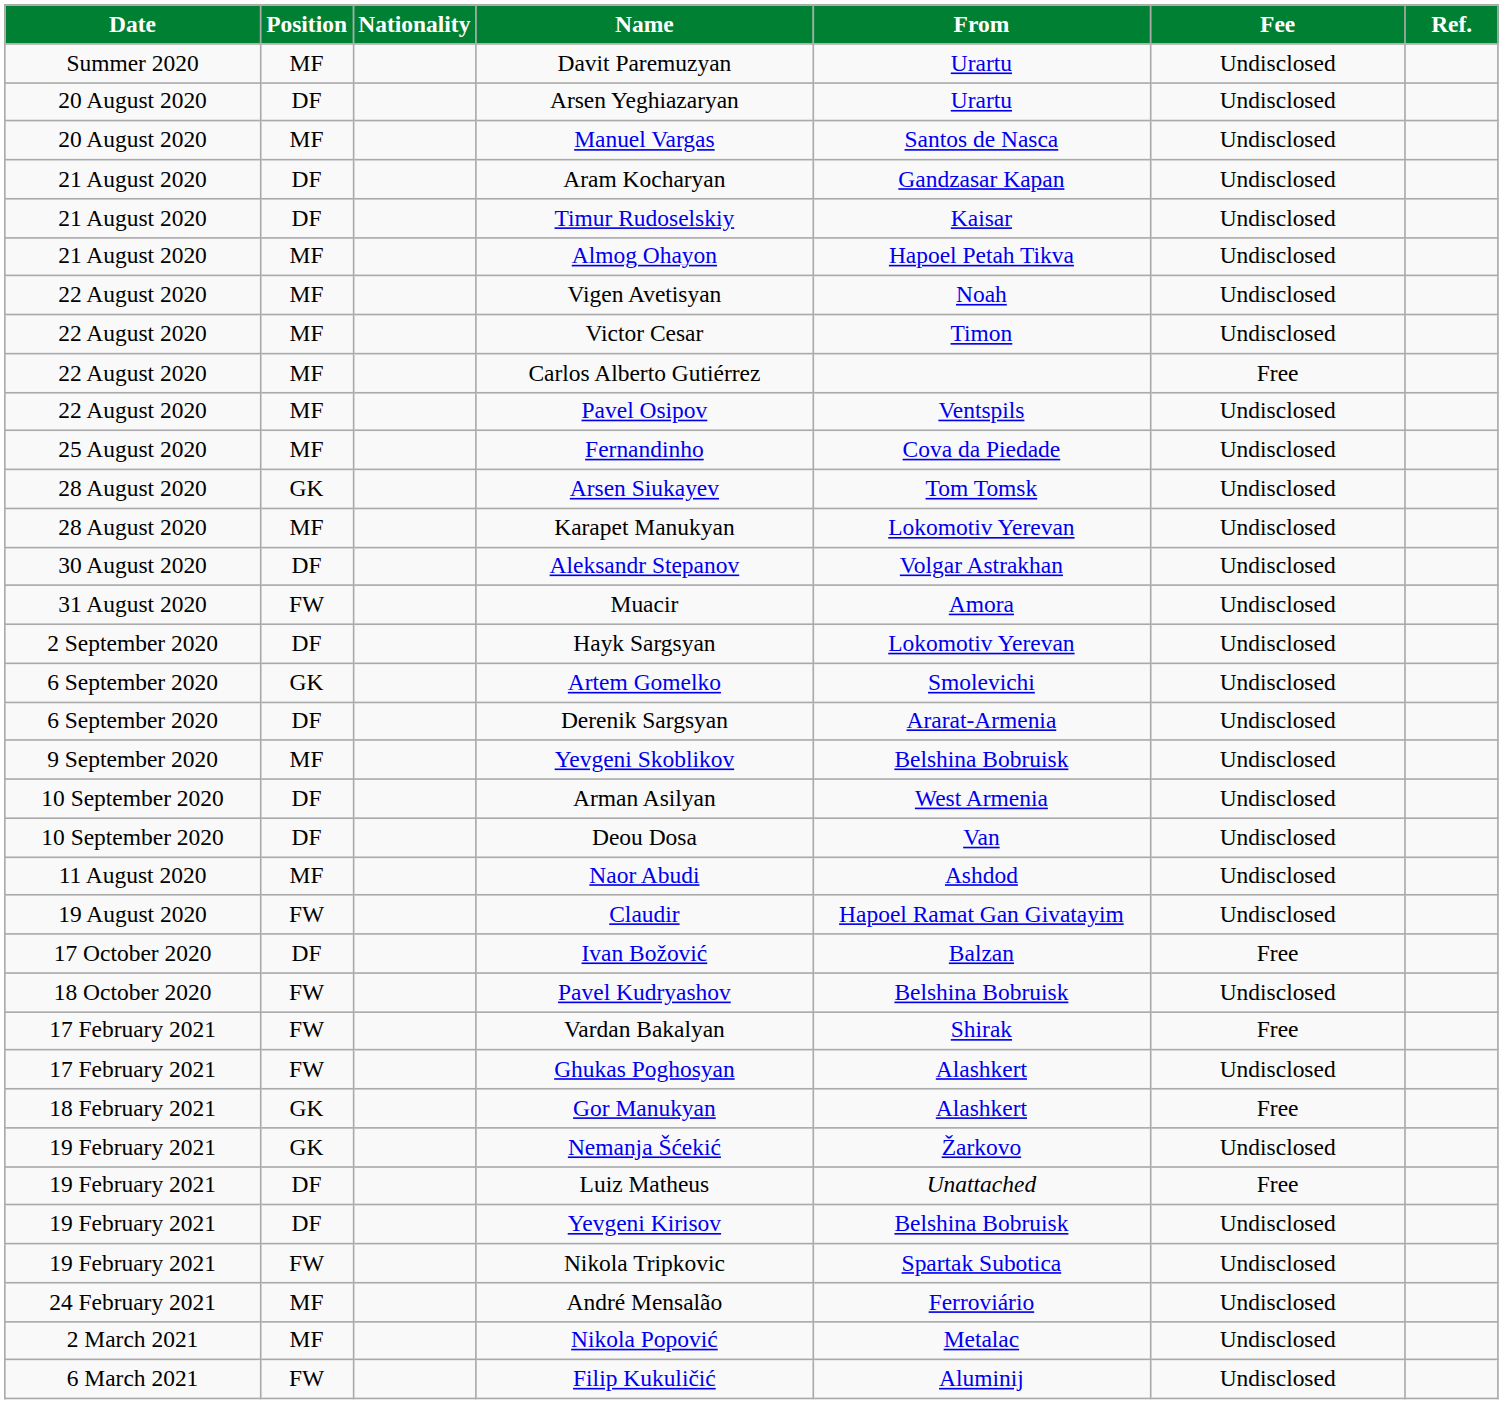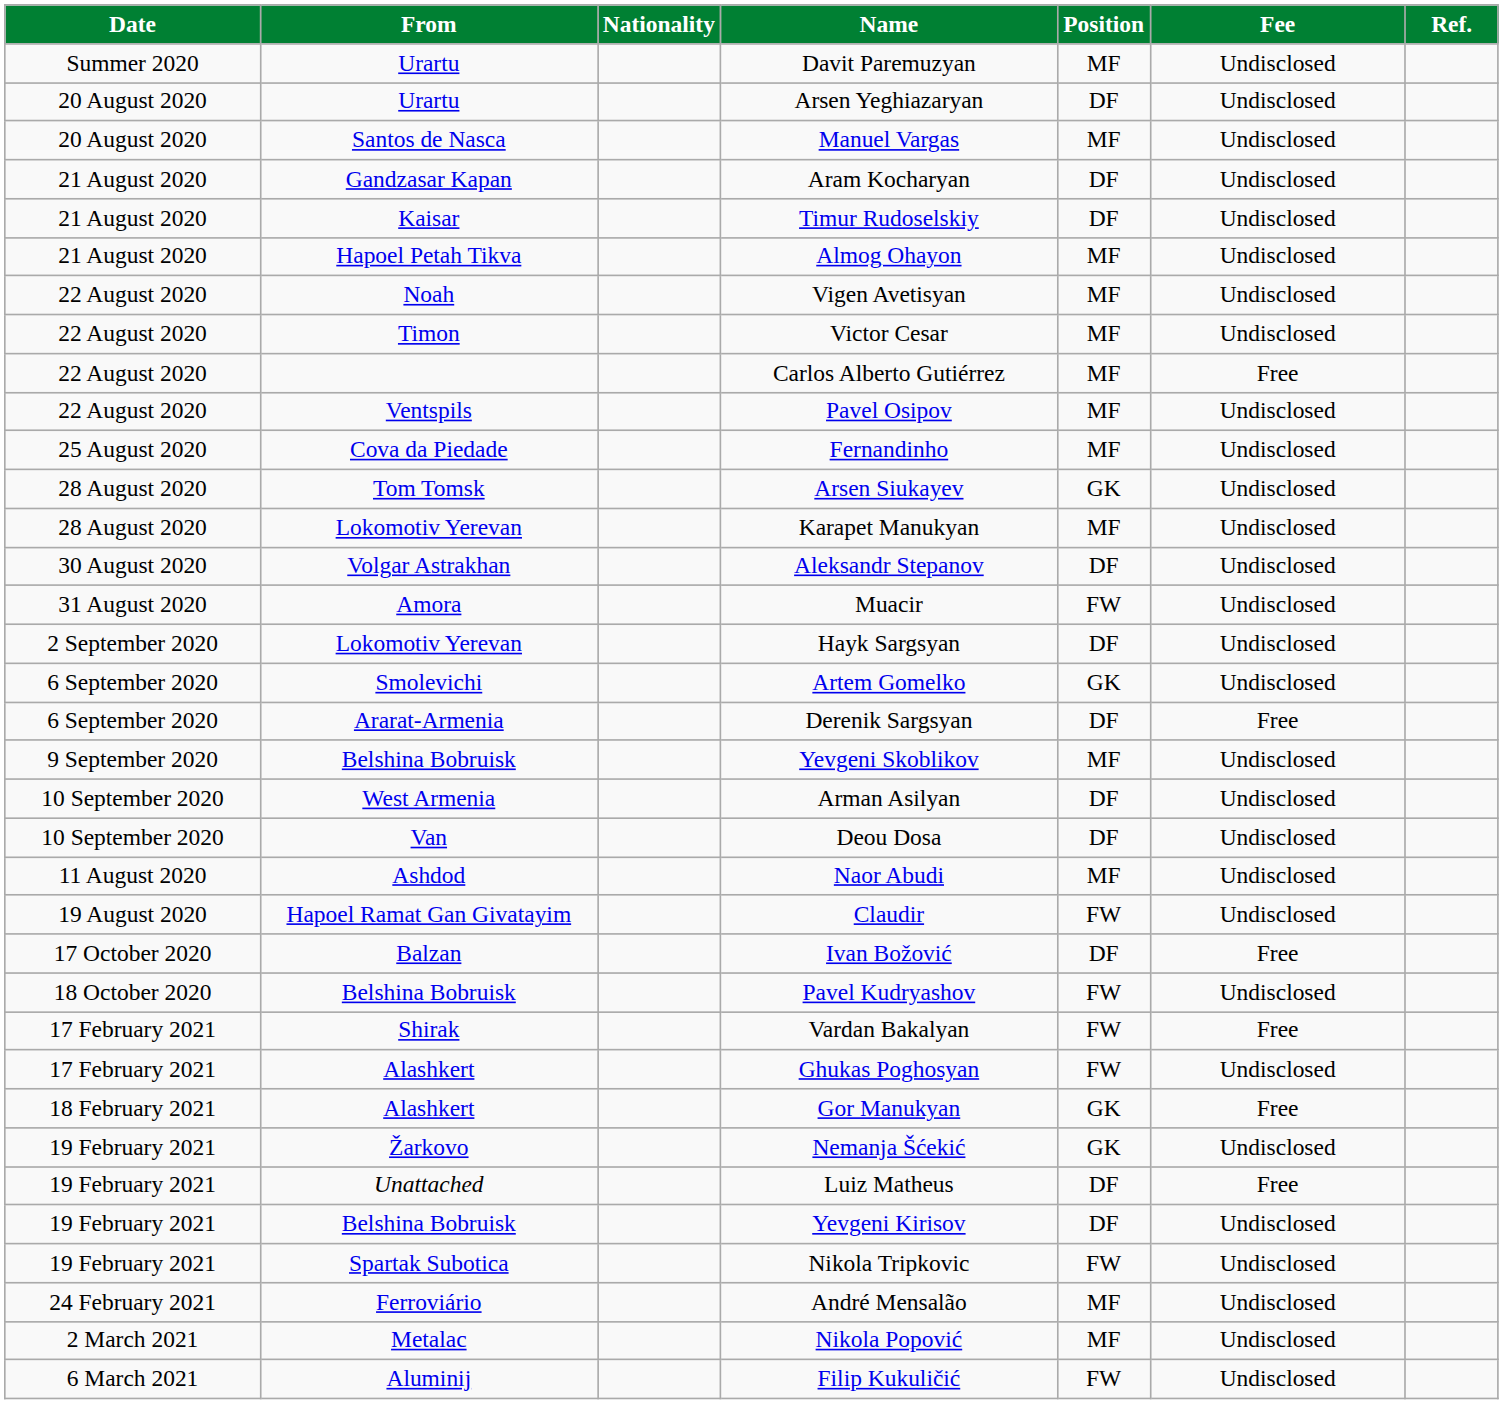columns swapped: (307, 24) <-> (981, 24)
(1278, 721) Undisclosed -> (1278, 721) Free
